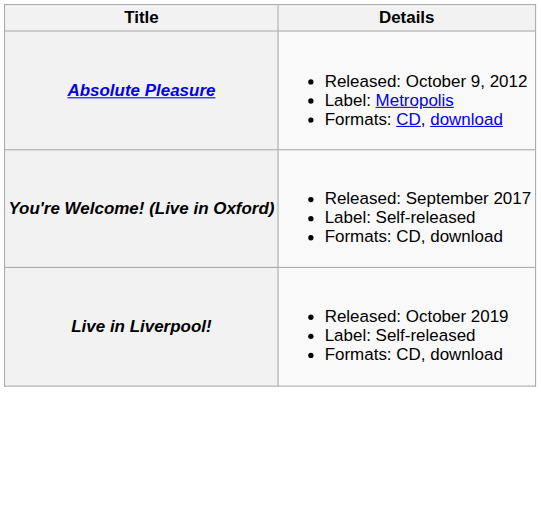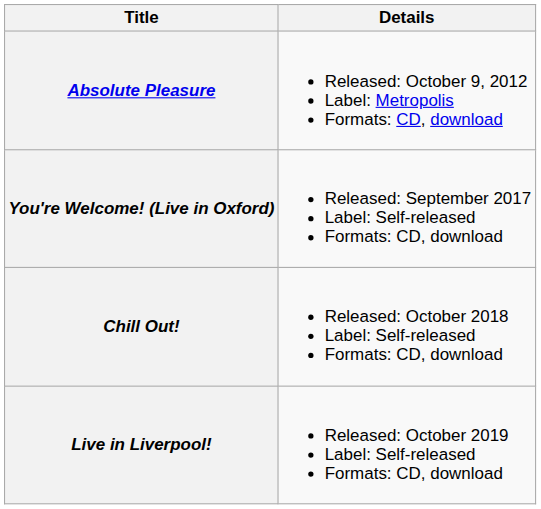+ row: (141, 326)
